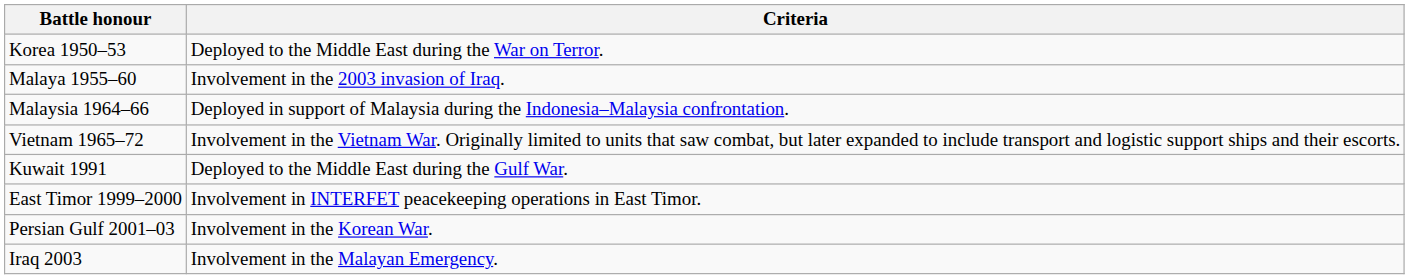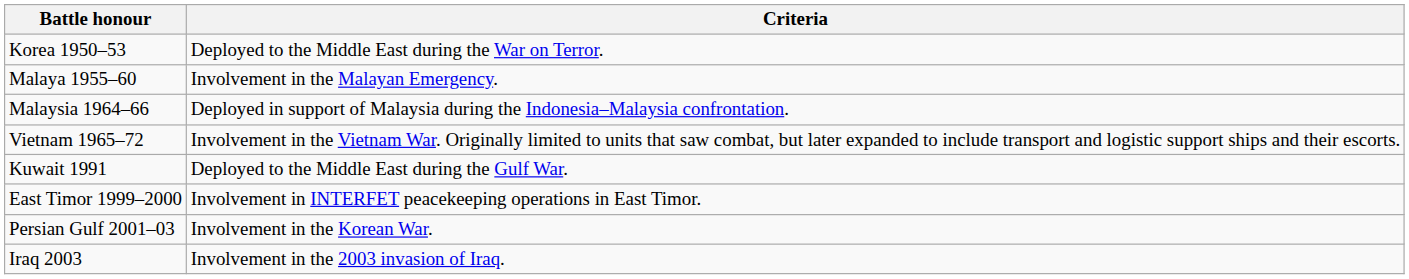(348, 79) Involvement in the 2003 invasion of Iraq. -> (344, 79) Involvement in the Malayan Emergency.
(344, 259) Involvement in the Malayan Emergency. -> (348, 259) Involvement in the 2003 invasion of Iraq.
